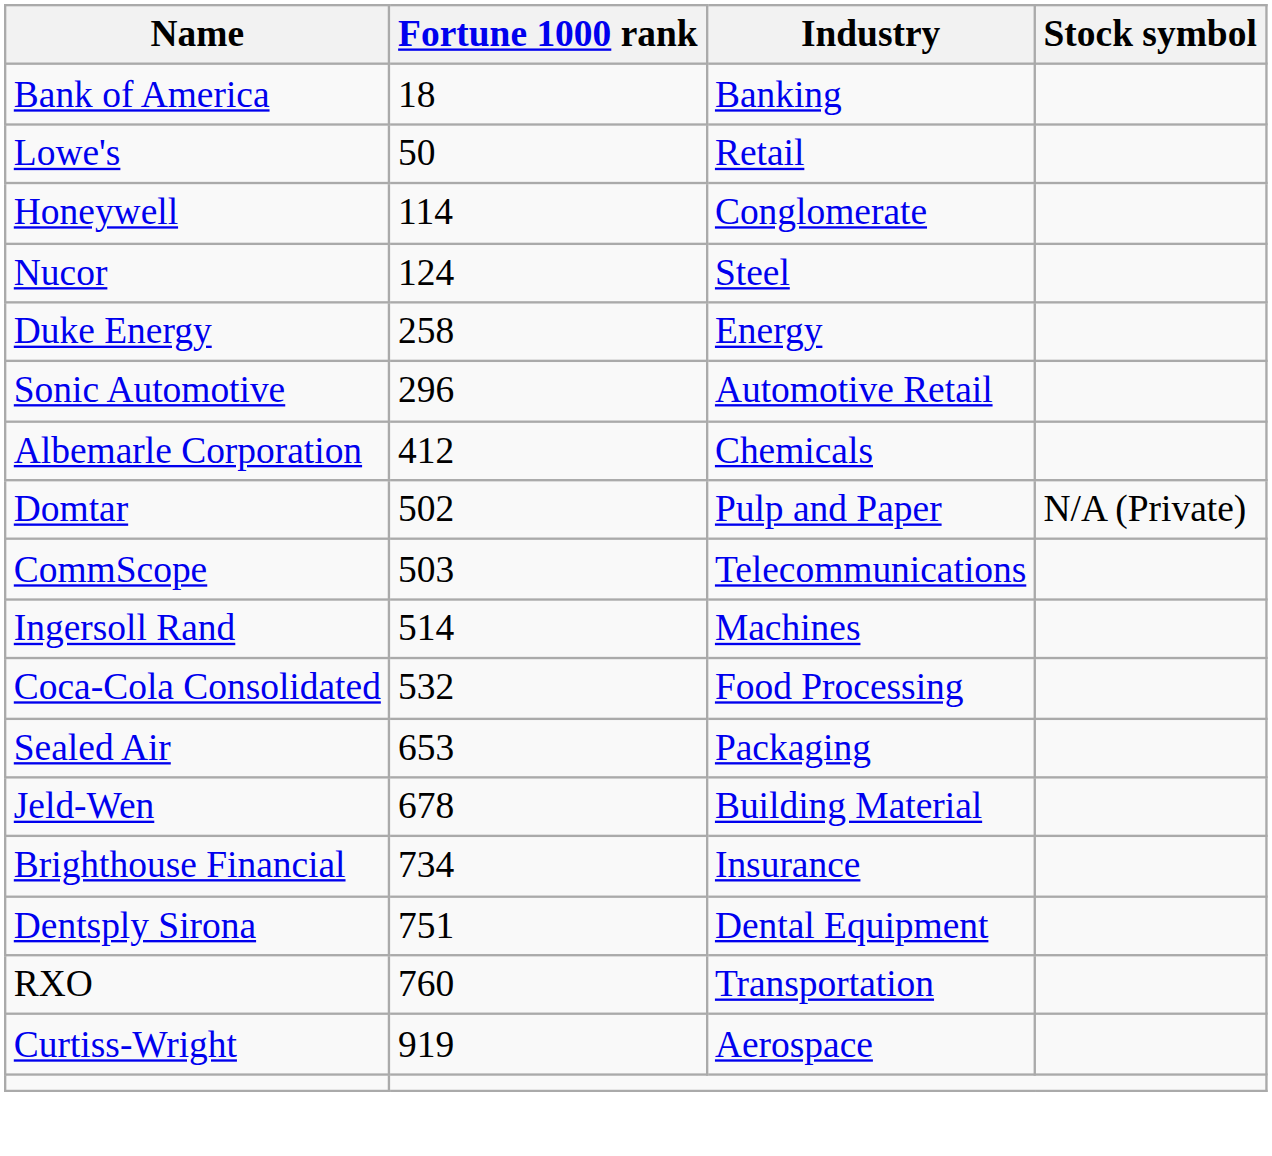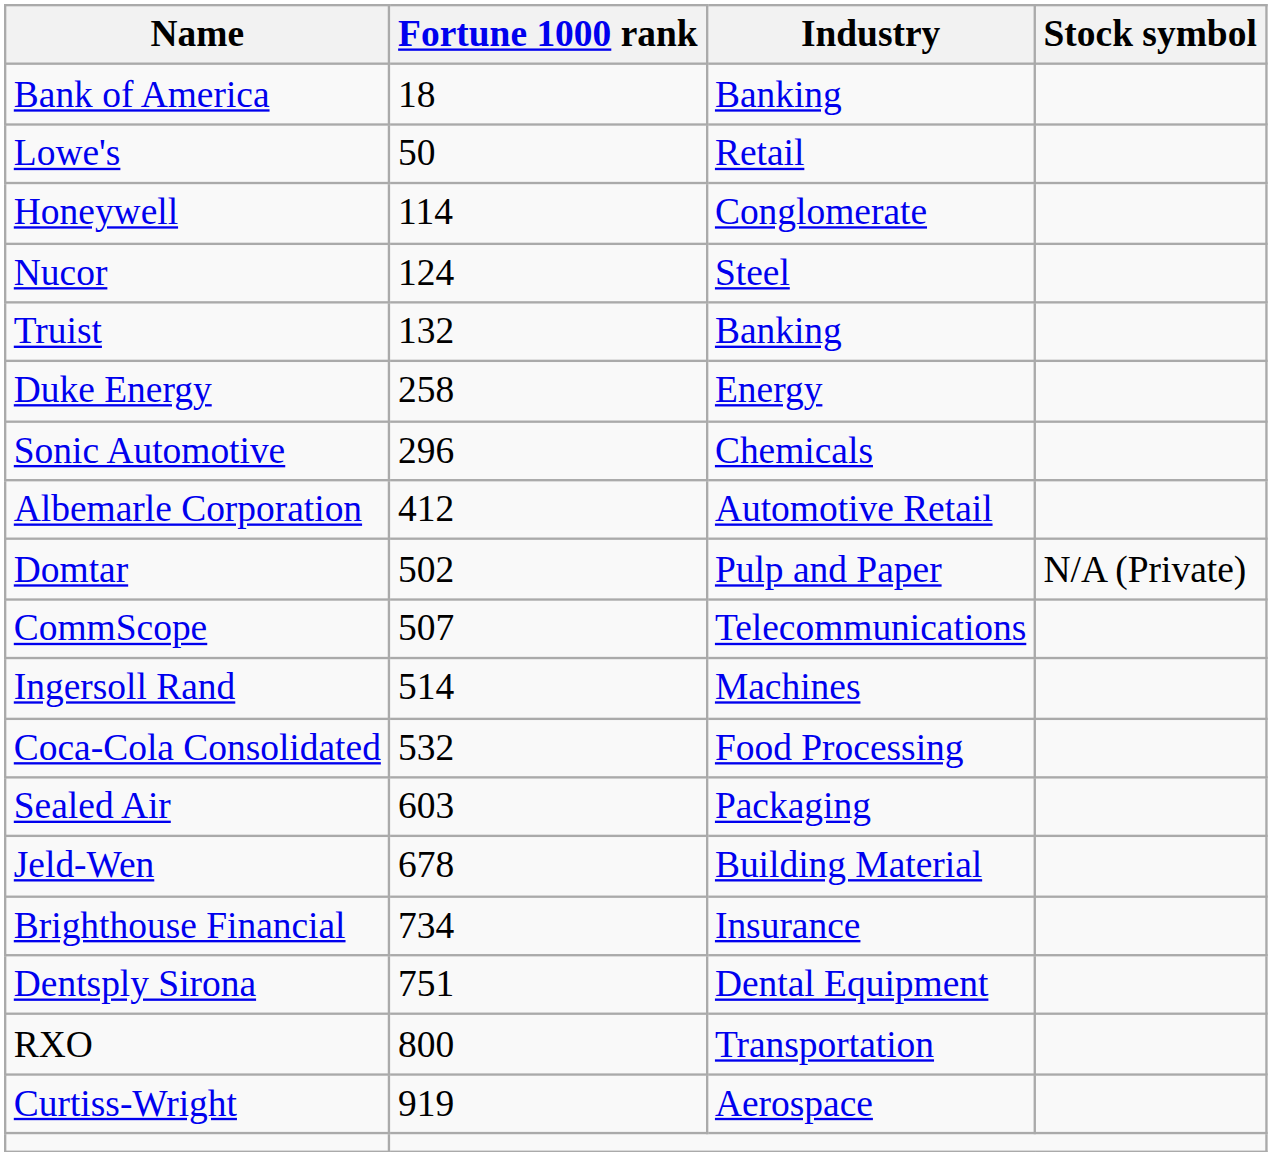+ row: (58, 331)
(854, 390) Automotive Retail -> (794, 449) Chemicals
(794, 449) Chemicals -> (854, 509) Automotive Retail
(426, 568) 503 -> (426, 627) 507
(426, 746) 653 -> (426, 806) 603
(426, 984) 760 -> (426, 1043) 800
